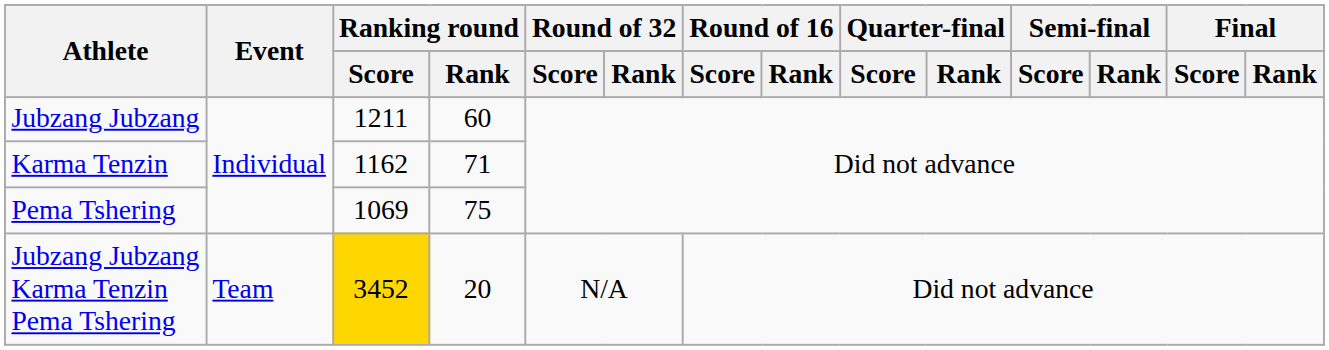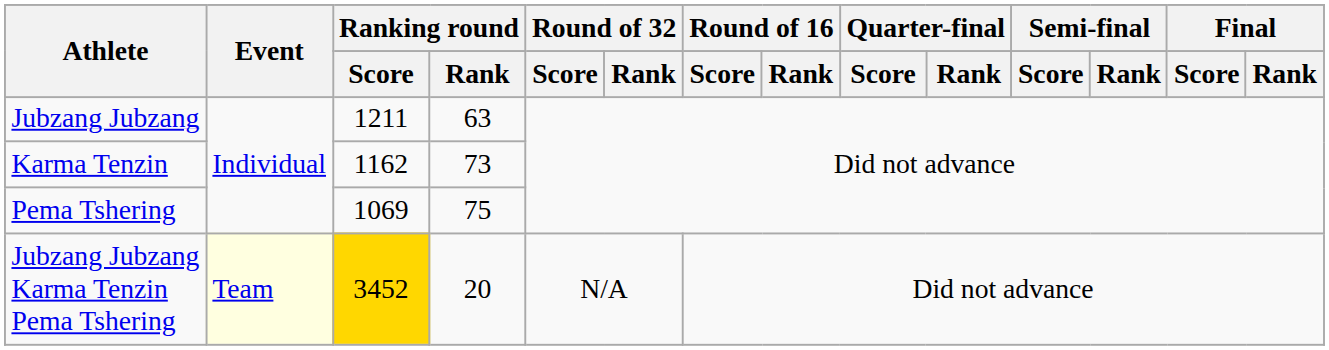(477, 118) 60 -> (477, 118) 63
(477, 164) 71 -> (477, 164) 73
(243, 288) no background -> (243, 288) lightyellow background
